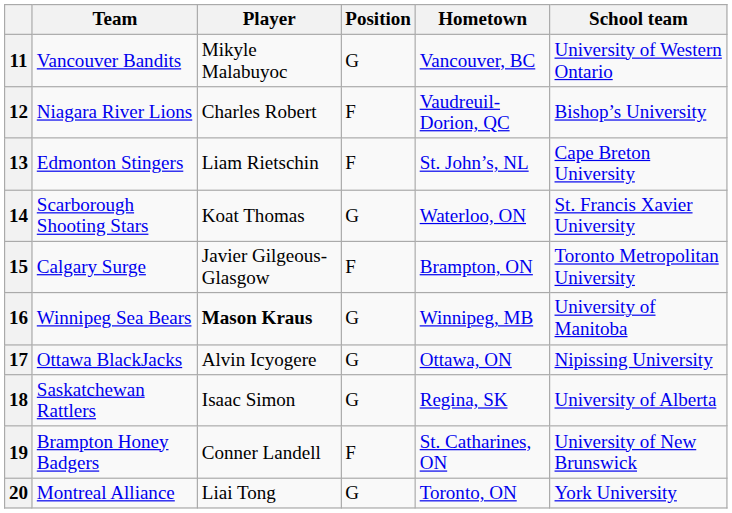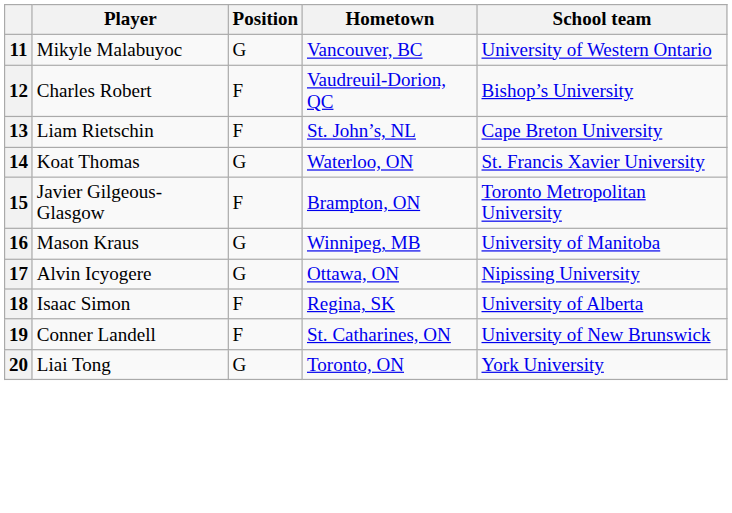- column: (115, 19)
(257, 318) bold -> (88, 243) normal
(352, 400) G -> (238, 304) F
